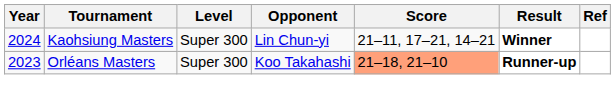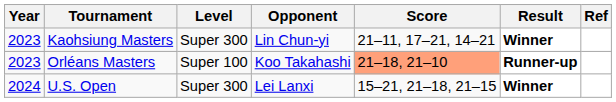(24, 40) 2024 -> (24, 40) 2023
(214, 63) Super 300 -> (214, 63) Super 100
+ row: (82, 86)
